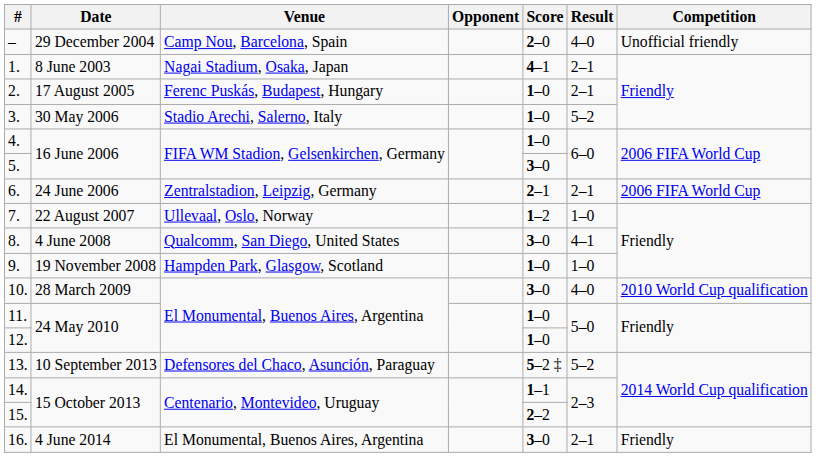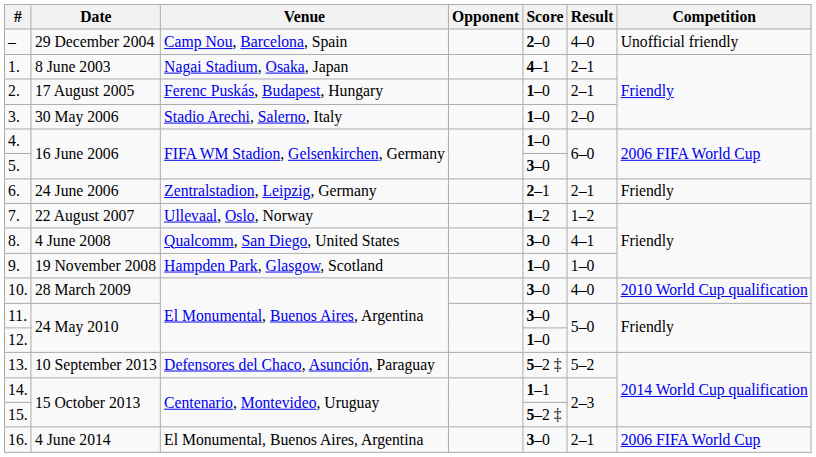(583, 116) 5–2 -> (583, 116) 2–0
(691, 191) 2006 FIFA World Cup -> (647, 191) Friendly
(583, 215) 1–0 -> (583, 215) 1–2
(538, 315) 1–0 -> (538, 315) 3–0
(538, 414) 2–2 -> (544, 414) 5–2 ‡
(647, 439) Friendly -> (691, 439) 2006 FIFA World Cup
